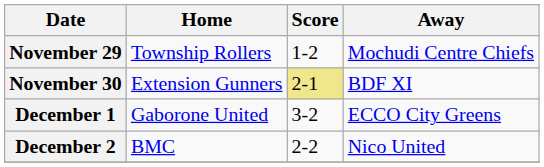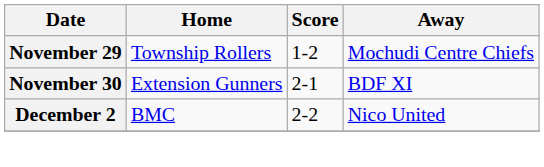(305, 83) khaki background -> (305, 83) no background
- row: (65, 114)
